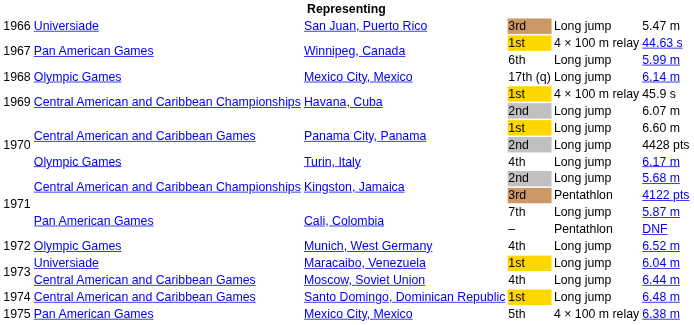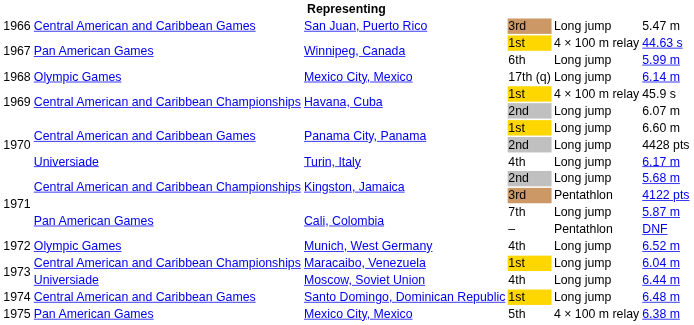(66, 26) Universiade -> (145, 26) Central American and Caribbean Games
(78, 161) Olympic Games -> (66, 161) Universiade
(66, 263) Universiade -> (167, 263) Central American and Caribbean Championships
(145, 280) Central American and Caribbean Games -> (66, 280) Universiade
